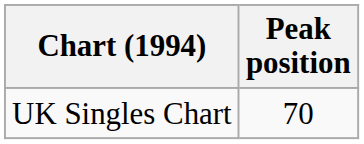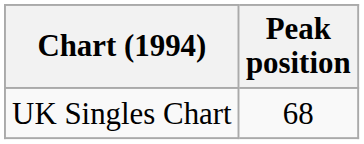(298, 112) 70 -> (298, 112) 68
